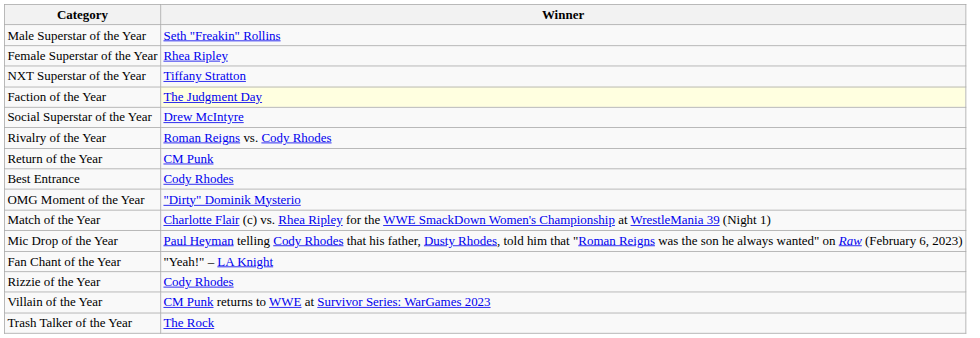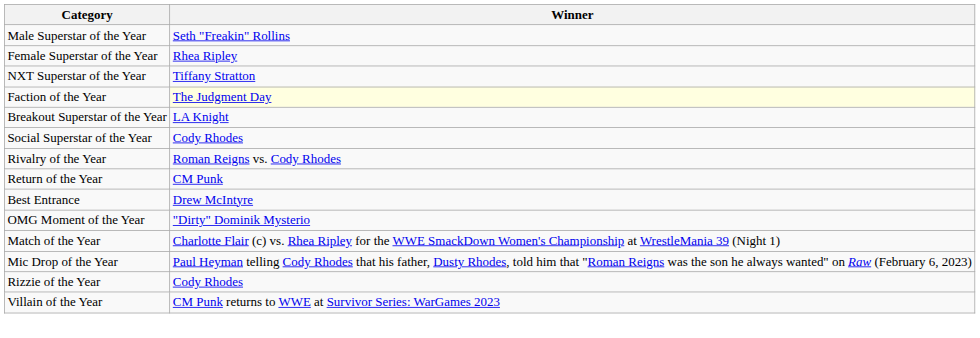+ row: (87, 117)
(204, 117) Drew McIntyre -> (208, 138) Cody Rhodes
(199, 179) Cody Rhodes -> (213, 199) Drew McIntyre
- row: (64, 261)
- row: (70, 323)
